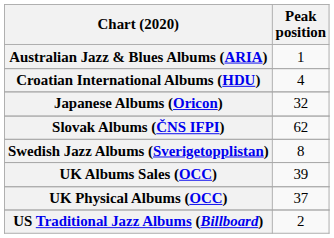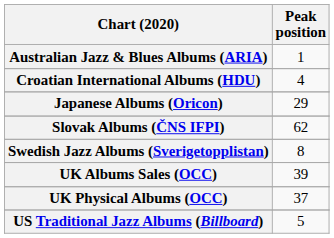(301, 103) 32 -> (301, 103) 29
(301, 221) 2 -> (301, 221) 5
